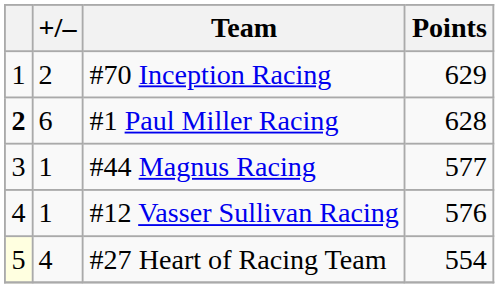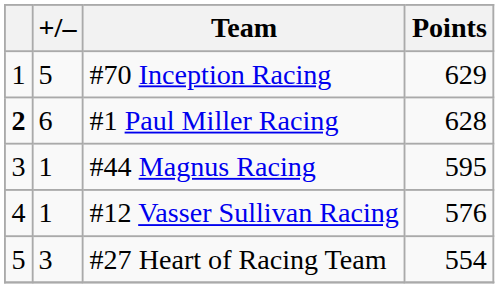(46, 74) 2 -> (46, 74) 5
(466, 166) 577 -> (466, 166) 595
(18, 259) lightyellow background -> (18, 259) no background
(46, 259) 4 -> (46, 259) 3
